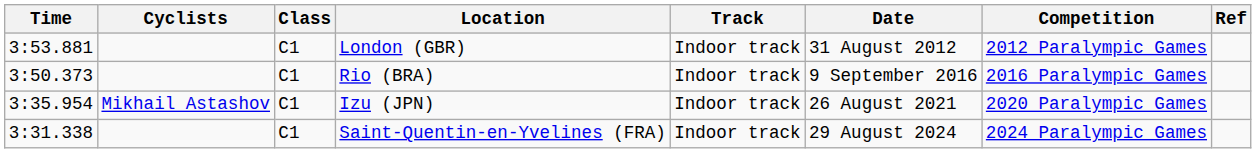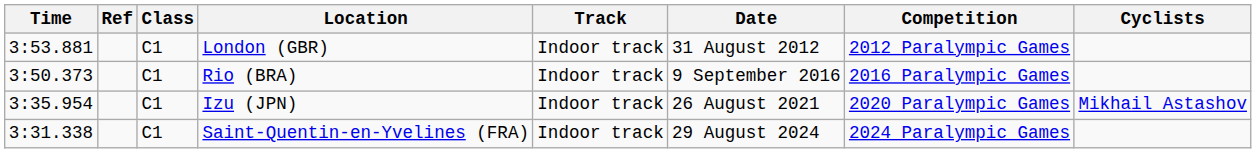columns swapped: (186, 19) <-> (1231, 19)
